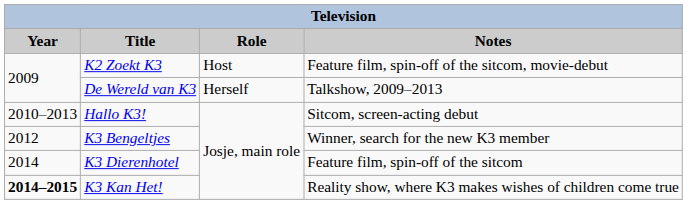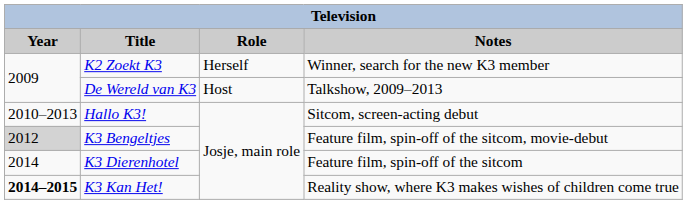(218, 65) Host -> (226, 65) Herself
(458, 65) Feature film, spin-off of the sitcom, movie-debut -> (428, 65) Winner, search for the new K3 member
(226, 89) Herself -> (218, 89) Host
(23, 138) no background -> (23, 138) lightgrey background
(428, 138) Winner, search for the new K3 member -> (458, 138) Feature film, spin-off of the sitcom, movie-debut
